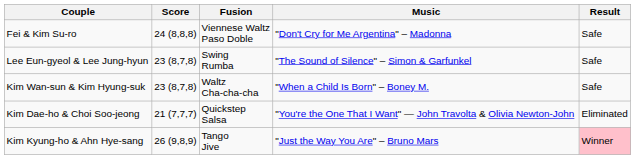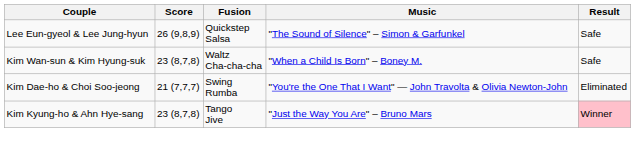- row: (42, 33)
(175, 60) 23 (8,7,8) -> (178, 33) 26 (9,8,9)
(218, 60) Swing Rumba -> (227, 33) Quickstep Salsa
(224, 114) Quickstep Salsa -> (221, 87) Swing Rumba
(175, 141) 26 (9,8,9) -> (178, 114) 23 (8,7,8)
